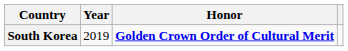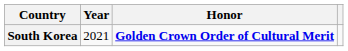(96, 35) 2019 -> (96, 35) 2021
